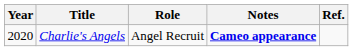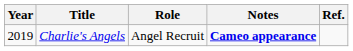(20, 35) 2020 -> (20, 35) 2019
